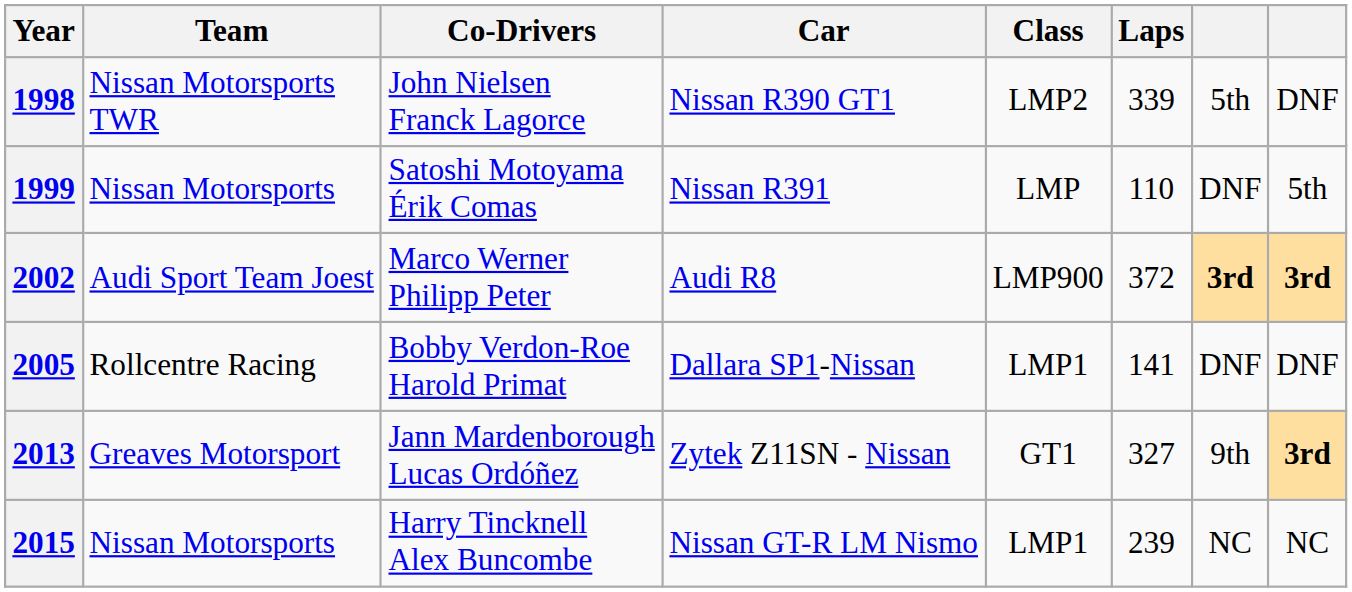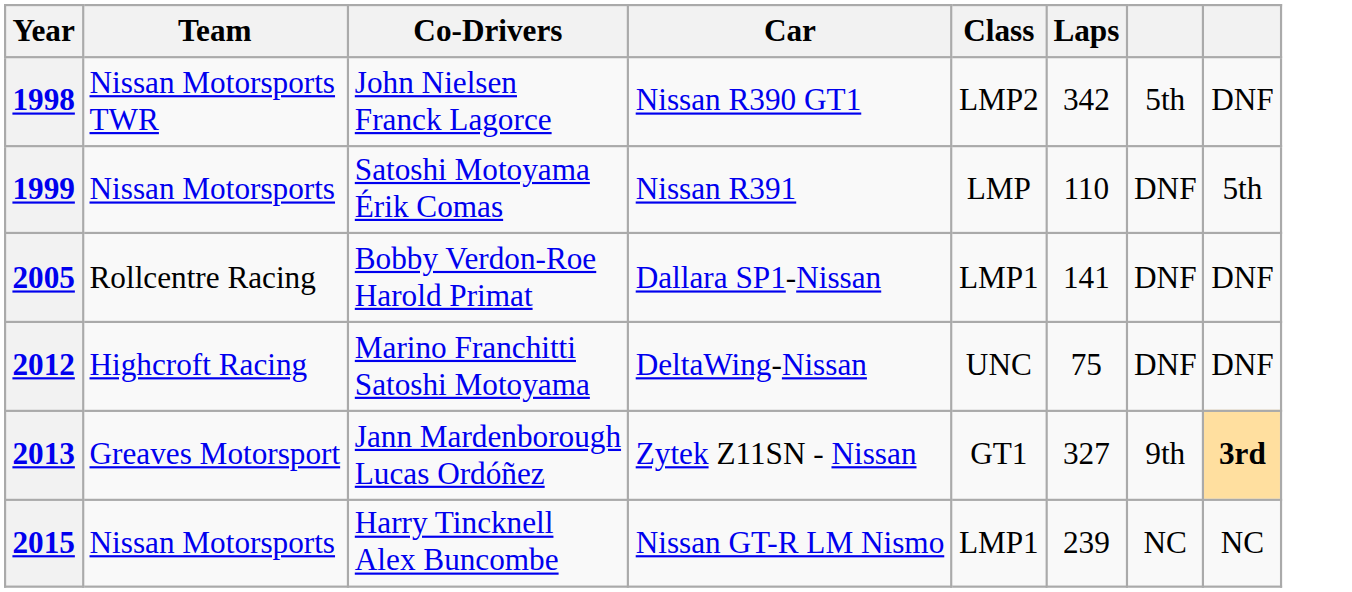(1151, 100) 339 -> (1086, 100) 342
- row: (44, 277)
+ row: (44, 365)
